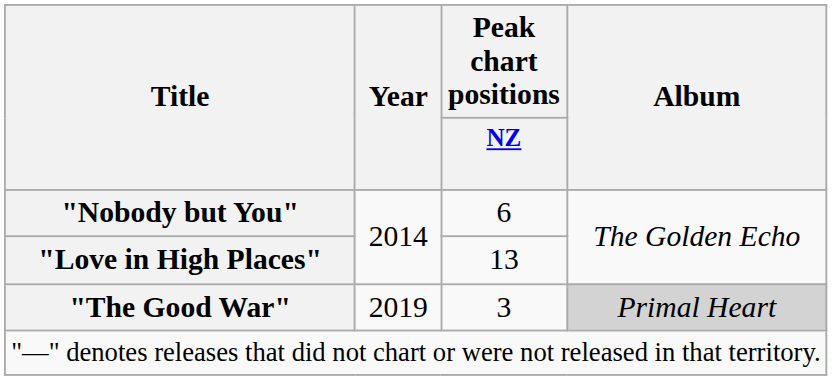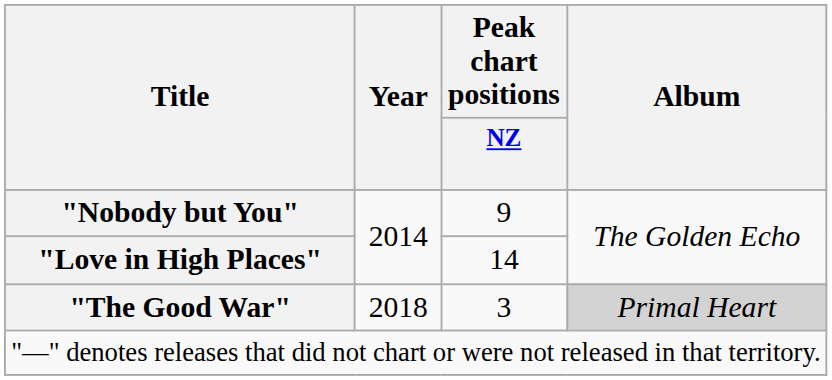(504, 212) 6 -> (504, 212) 9
(504, 259) 13 -> (504, 259) 14
(398, 306) 2019 -> (398, 306) 2018
